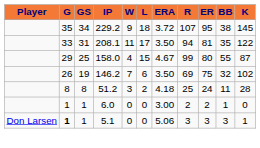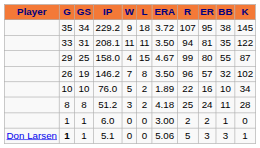(144, 43) 17 -> (144, 43) 11
(144, 74) 6 -> (144, 74) 8
(188, 74) 69 -> (188, 74) 96
(207, 74) 75 -> (207, 74) 57
+ row: (108, 89)
(188, 120) 3 -> (188, 136) 5
